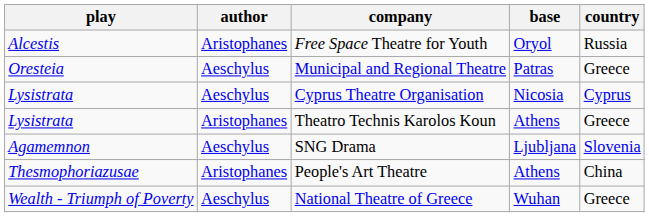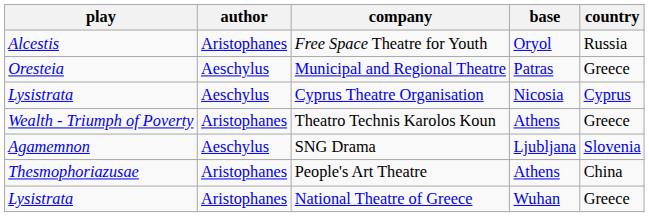(41, 120) Lysistrata -> (101, 120) Wealth - Triumph of Poverty
(101, 198) Wealth - Triumph of Poverty -> (41, 198) Lysistrata
(235, 198) Aeschylus -> (244, 198) Aristophanes
